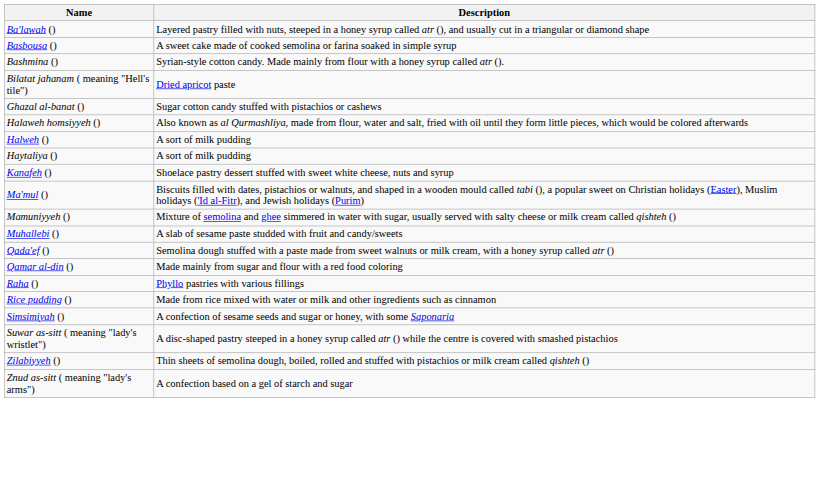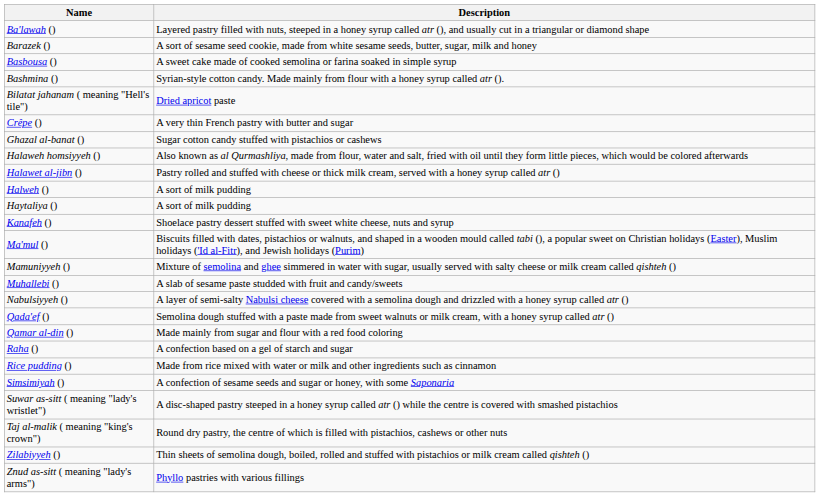+ row: (29, 45)
+ row: (24, 123)
+ row: (44, 172)
+ row: (37, 300)
(230, 283) Phyllo pastries with various fillings -> (254, 349) A confection based on a gel of starch and sugar
+ row: (70, 433)
(254, 383) A confection based on a gel of starch and sugar -> (230, 477) Phyllo pastries with various fillings
